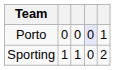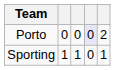(104, 34) 1 -> (104, 34) 2
(104, 55) 2 -> (104, 55) 1
